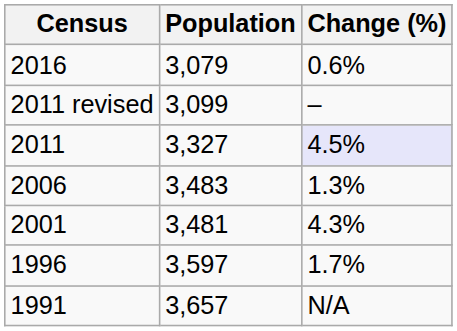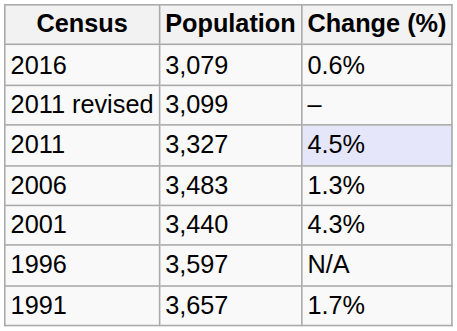(197, 225) 3,481 -> (197, 225) 3,440
(336, 265) 1.7% -> (328, 265) N/A
(328, 305) N/A -> (336, 305) 1.7%
